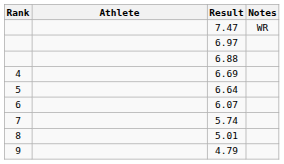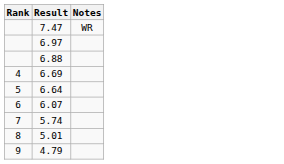- column: (119, 12)
